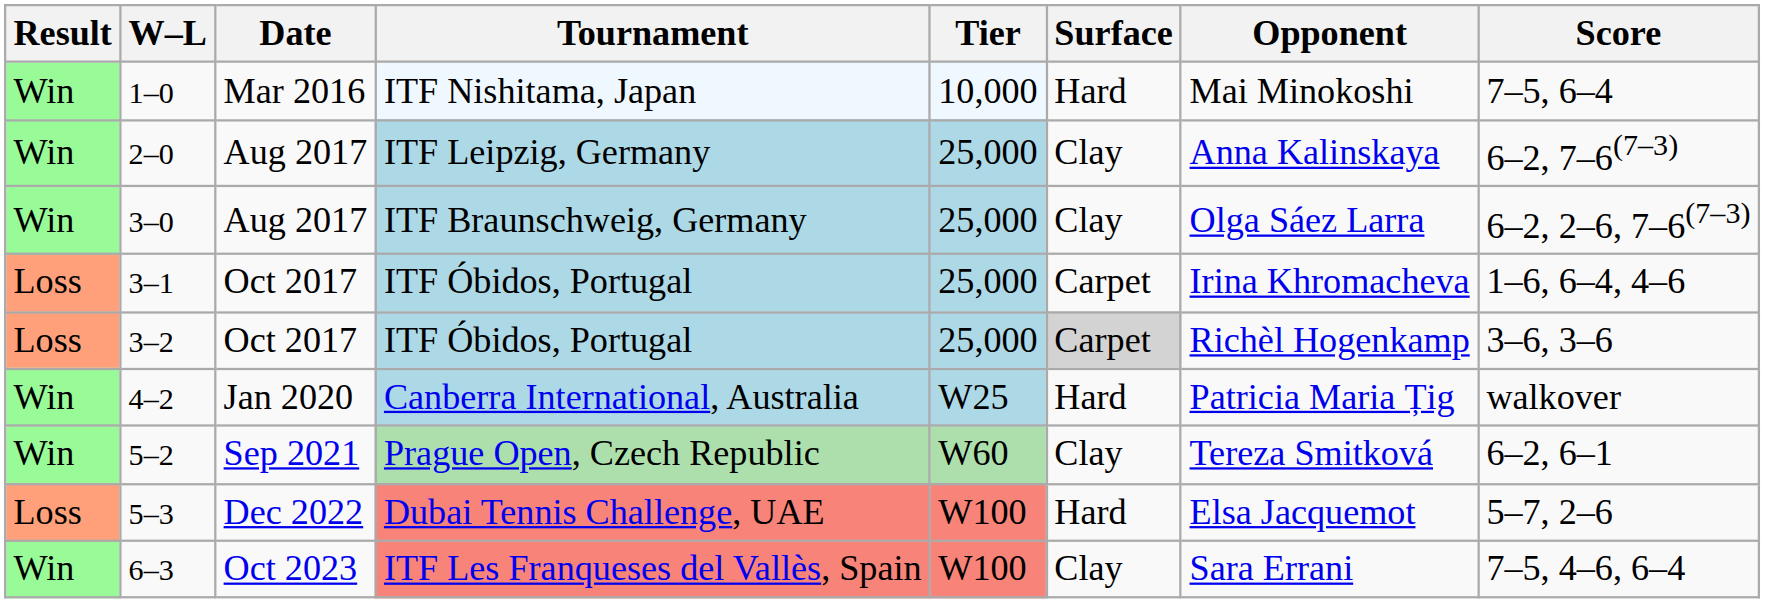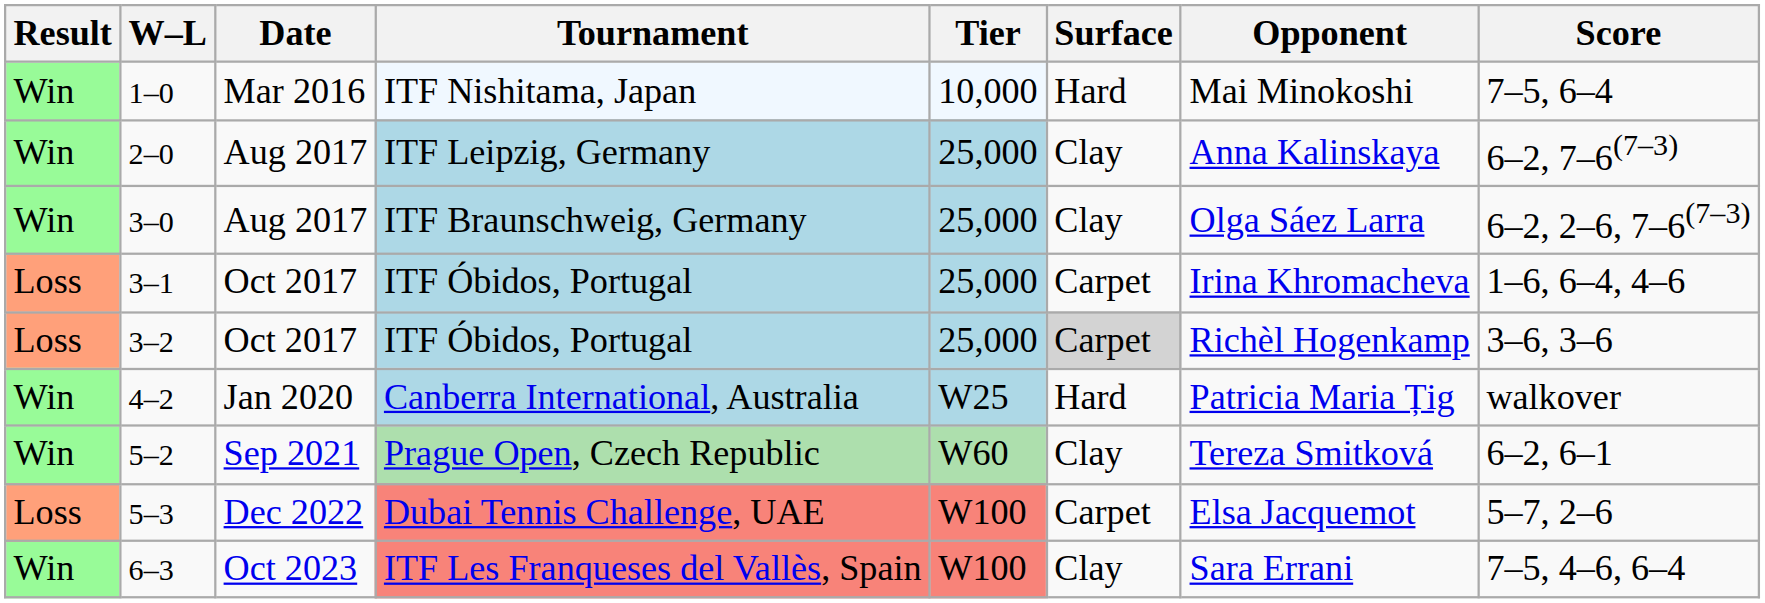(1091, 511) Hard -> (1103, 511) Carpet
